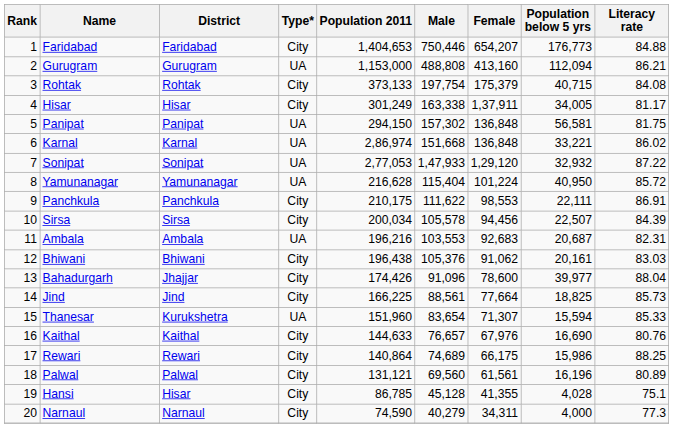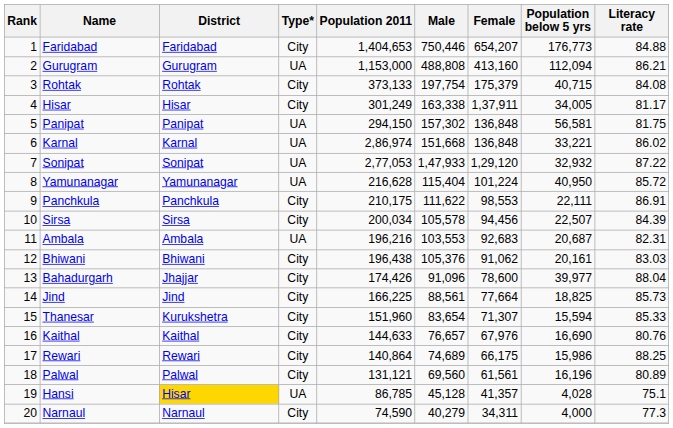(298, 317) UA -> (298, 317) City
(176, 394) no background -> (176, 394) gold background
(298, 394) City -> (298, 394) UA
(499, 394) 41,355 -> (499, 394) 41,357
